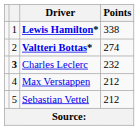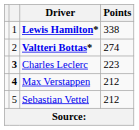(111, 64) 232 -> (111, 64) 223
(14, 81) normal -> (14, 81) bold
